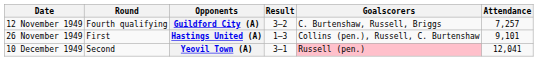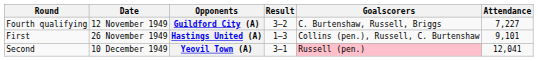columns swapped: (44, 11) <-> (127, 11)
(507, 24) 7,257 -> (507, 24) 7,227
